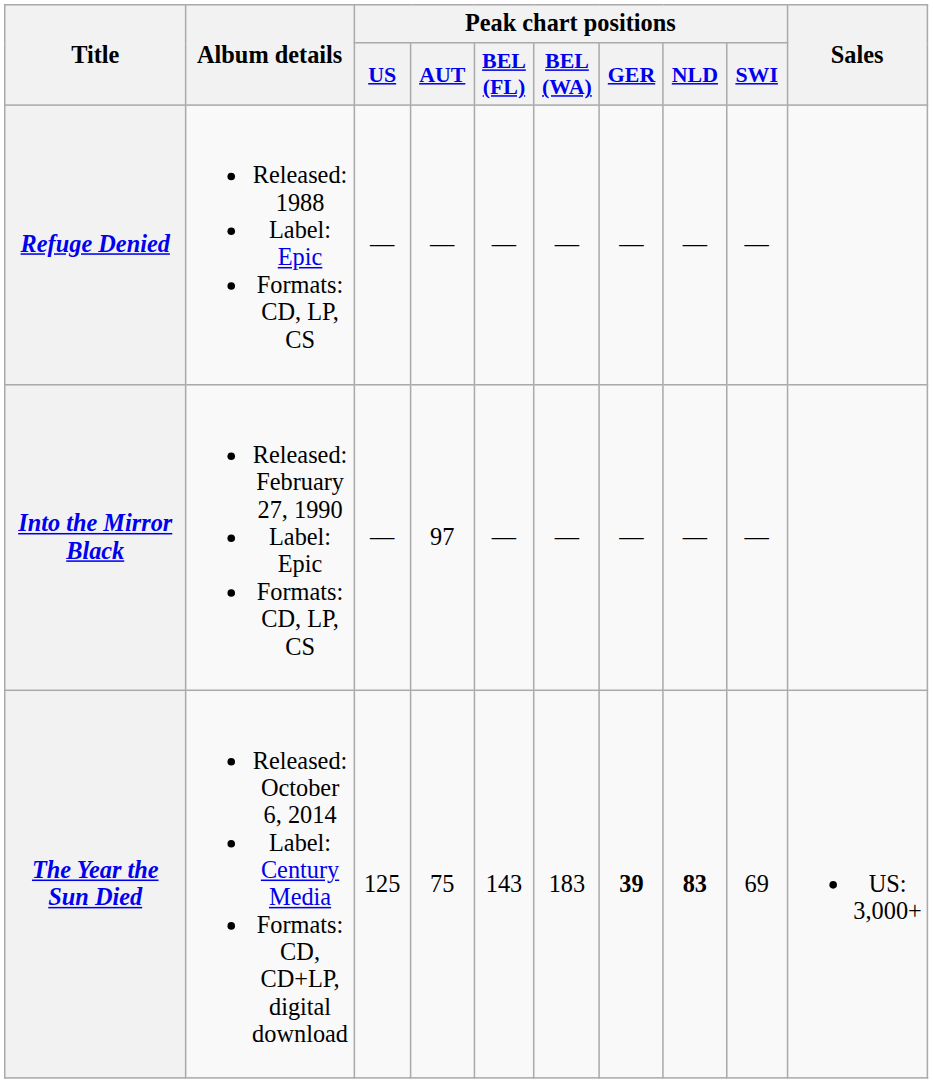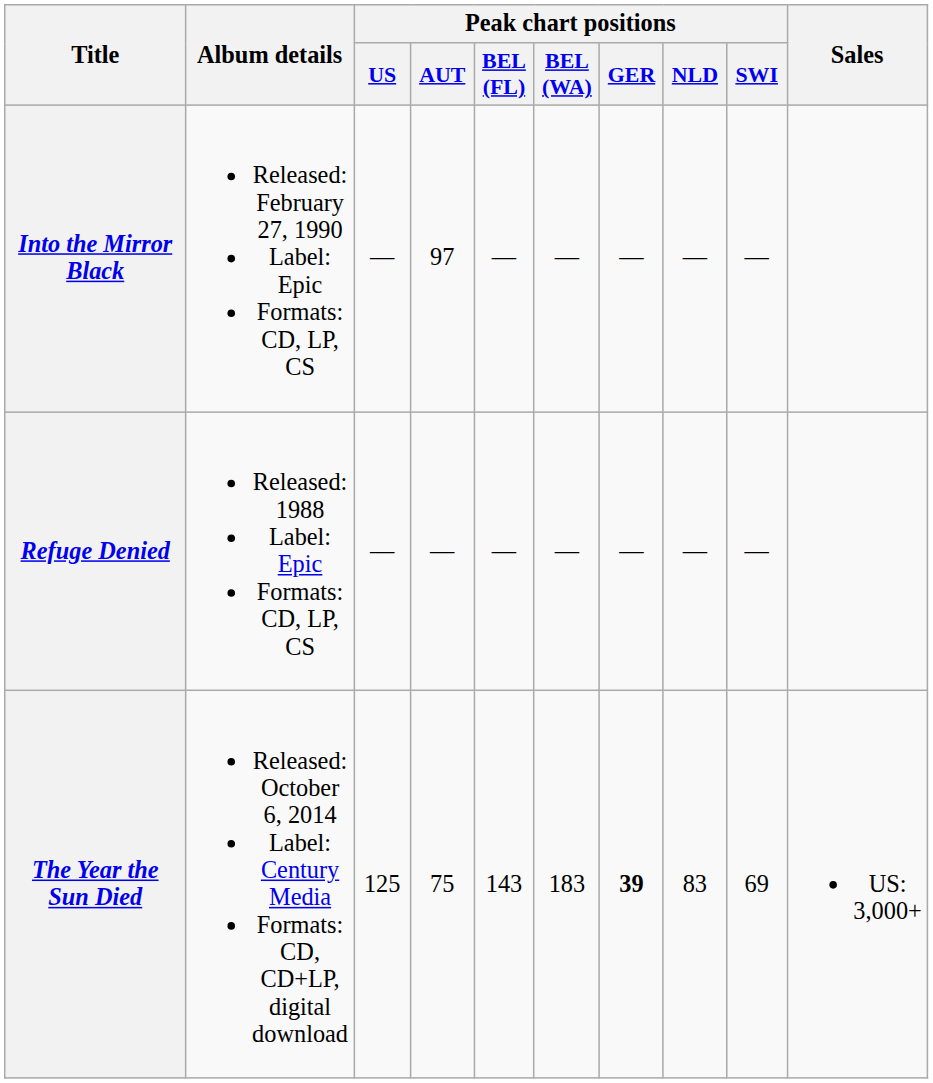rows swapped: (95, 244) <-> (95, 536)
(695, 883) bold -> (695, 883) normal
